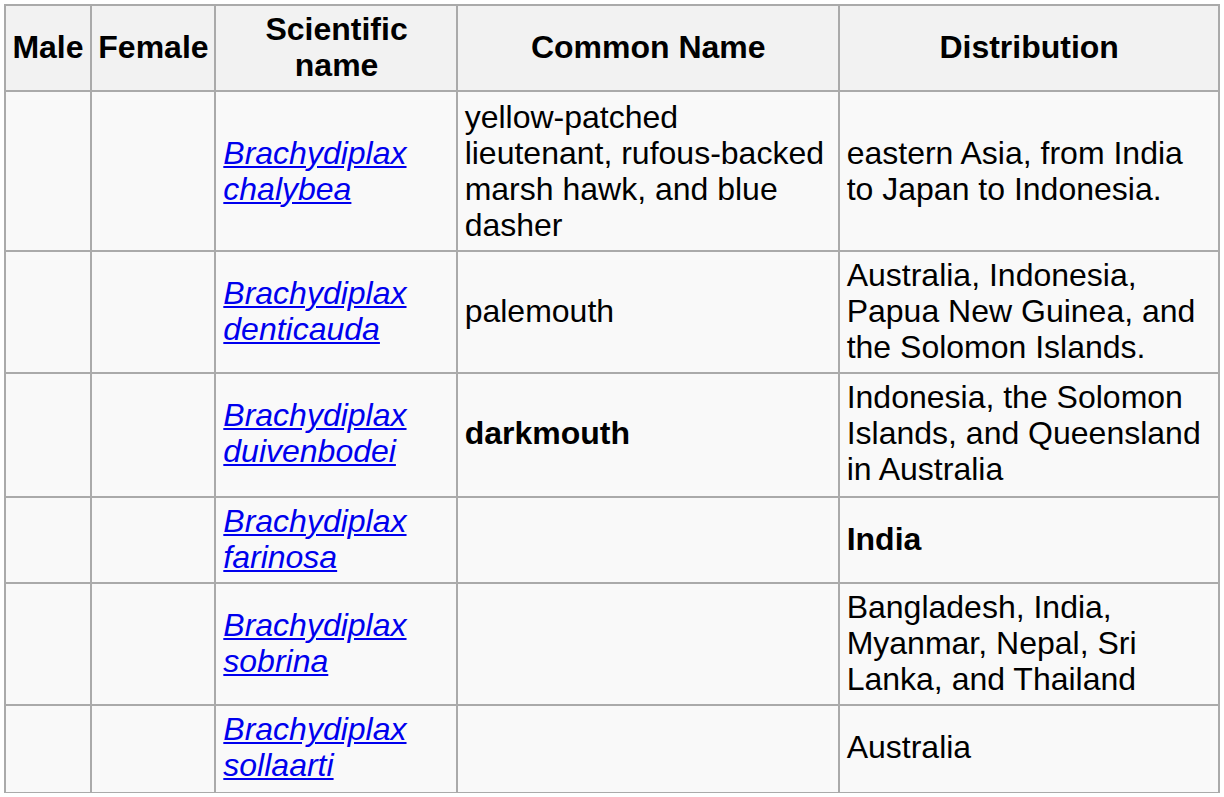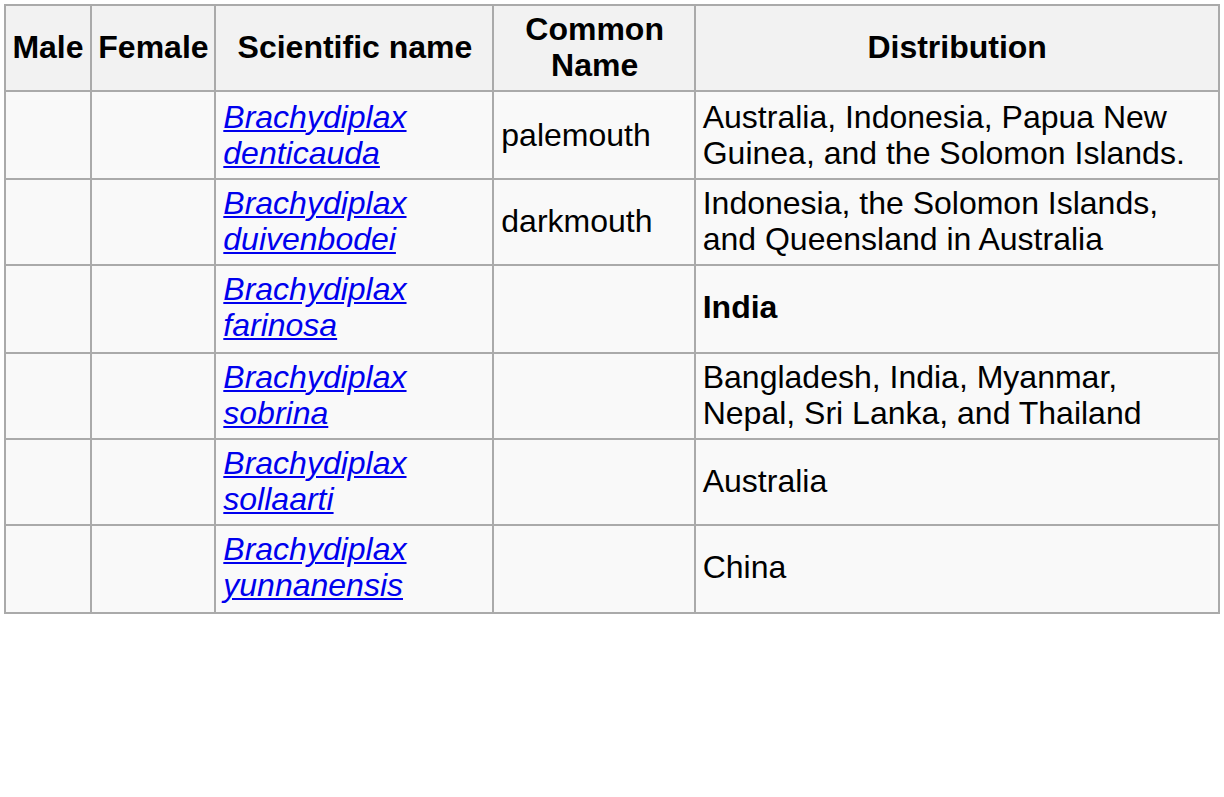- row: (315, 170)
(547, 434) bold -> (577, 221) normal
+ row: (315, 568)
